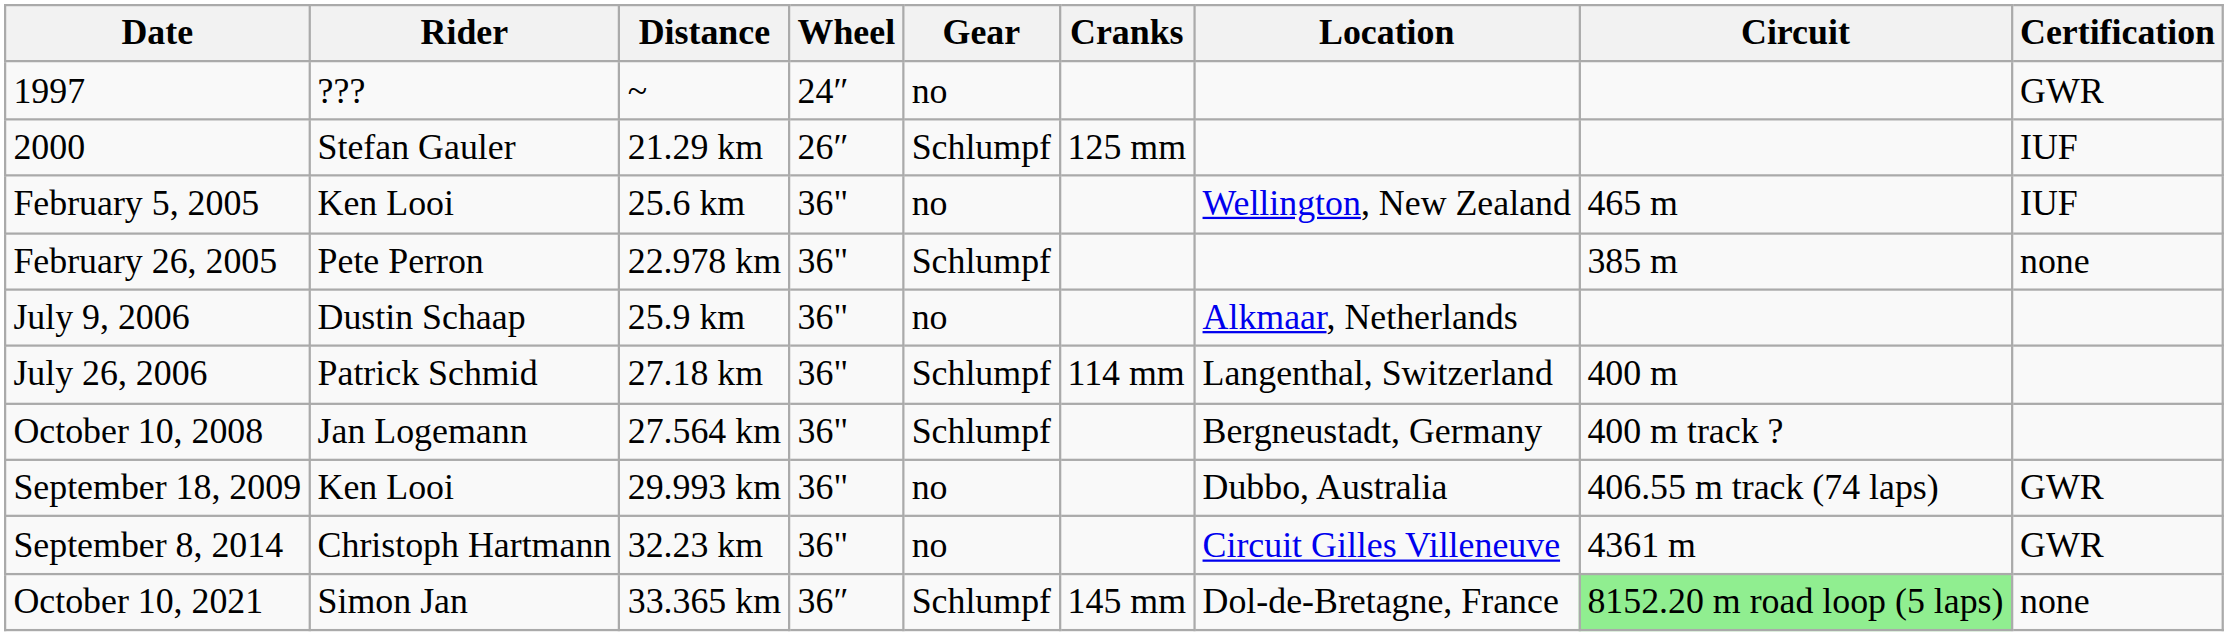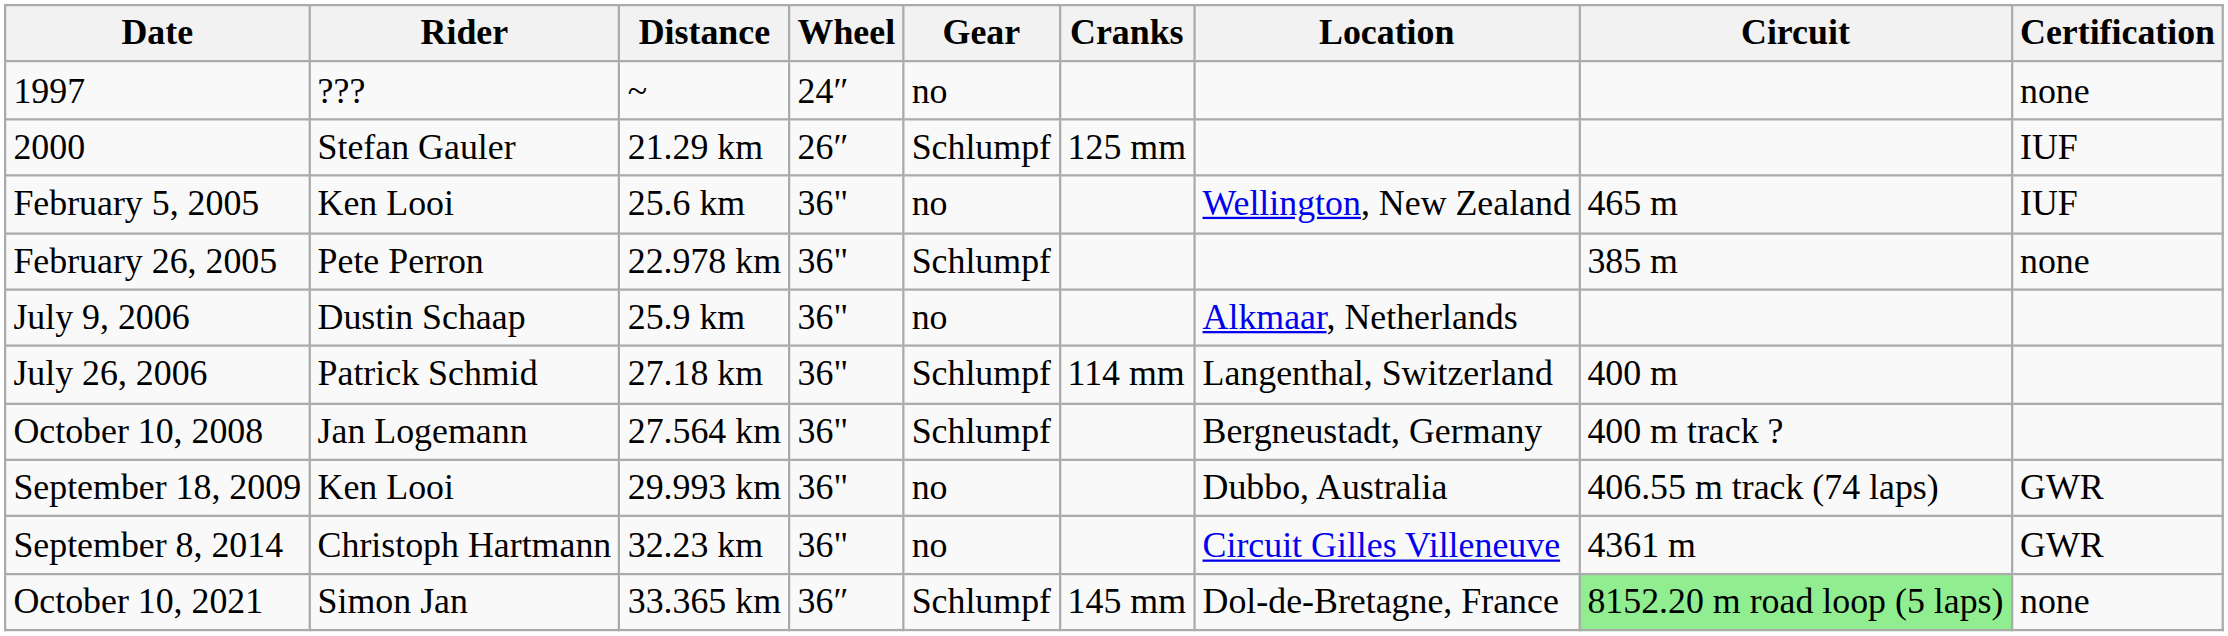(2062, 89) GWR -> (2055, 89) none
